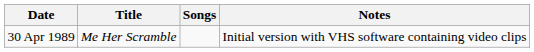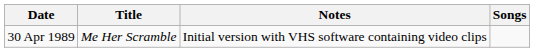columns swapped: (199, 15) <-> (374, 15)
